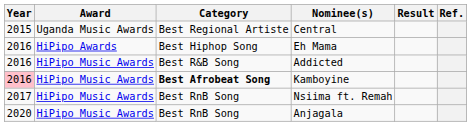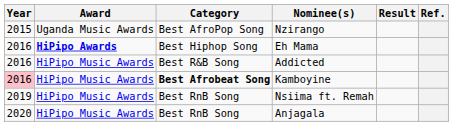+ row: (300, 30)
- row: (315, 30)
(77, 46) normal -> (77, 46) bold
(19, 96) 2017 -> (19, 96) 2019
